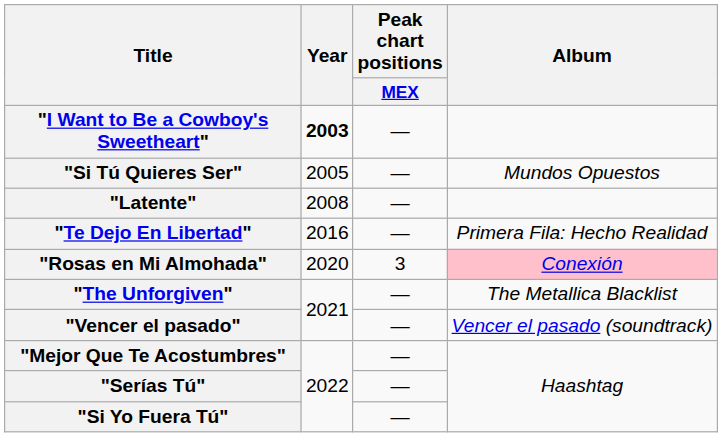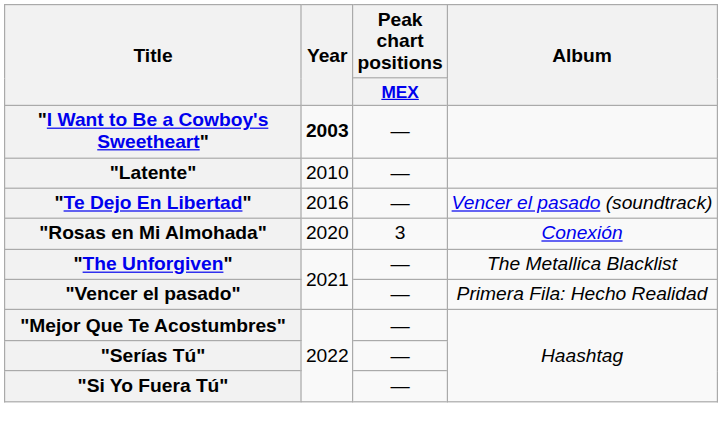- row: (153, 172)
(327, 203) 2008 -> (327, 172) 2010
(582, 233) Primera Fila: Hecho Realidad -> (582, 203) Vencer el pasado (soundtrack)
(582, 264) pink background -> (582, 233) no background
(582, 324) Vencer el pasado (soundtrack) -> (582, 294) Primera Fila: Hecho Realidad
